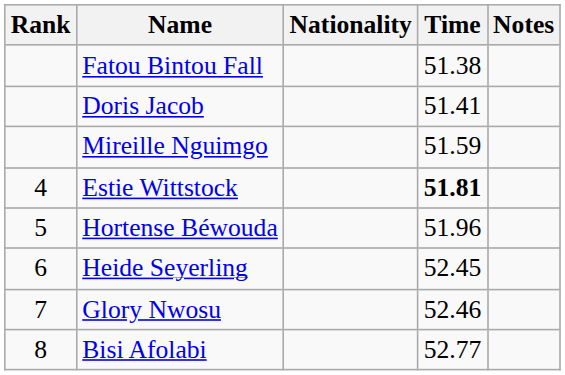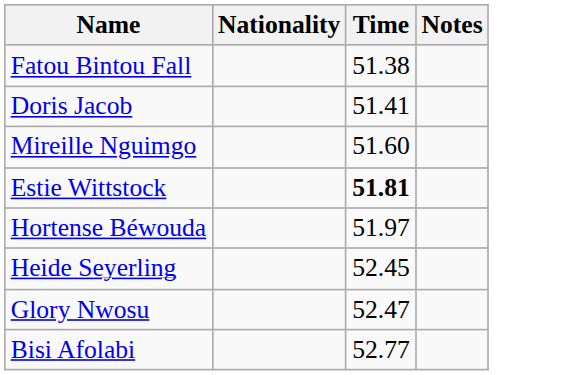- column: (41, 24)
(453, 146) 51.59 -> (381, 146) 51.60
(453, 227) 51.96 -> (381, 227) 51.97
(453, 308) 52.46 -> (381, 308) 52.47
